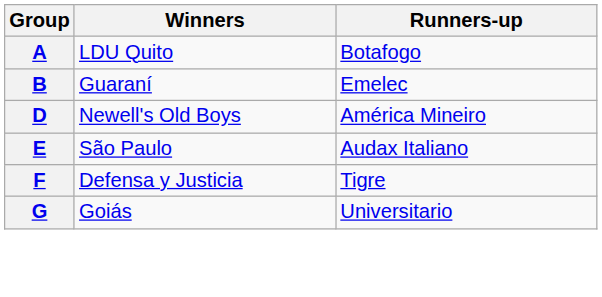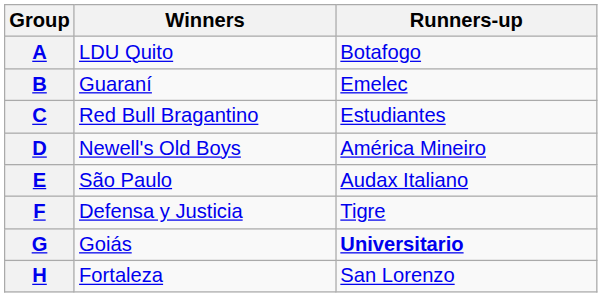+ row: (40, 116)
(396, 212) normal -> (402, 244) bold
+ row: (40, 276)
